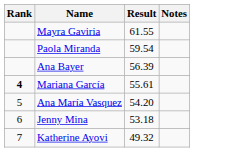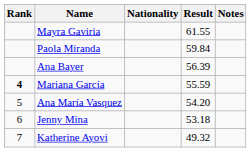+ column: (153, 13)
(142, 49) 59.54 -> (198, 49) 59.84
(142, 84) 55.61 -> (198, 84) 55.59
